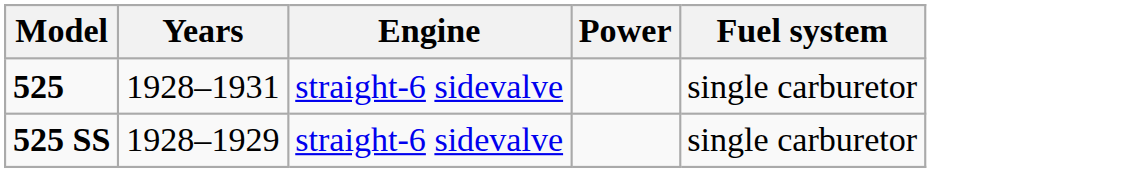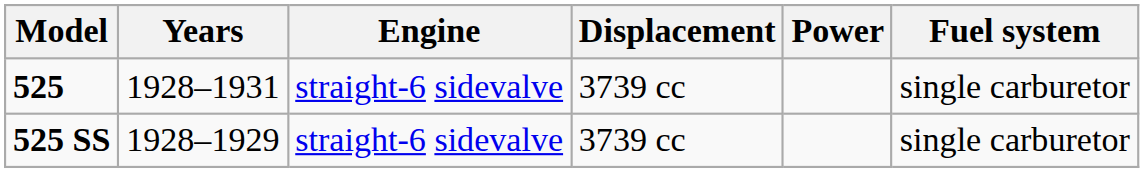+ column: (677, 31)
